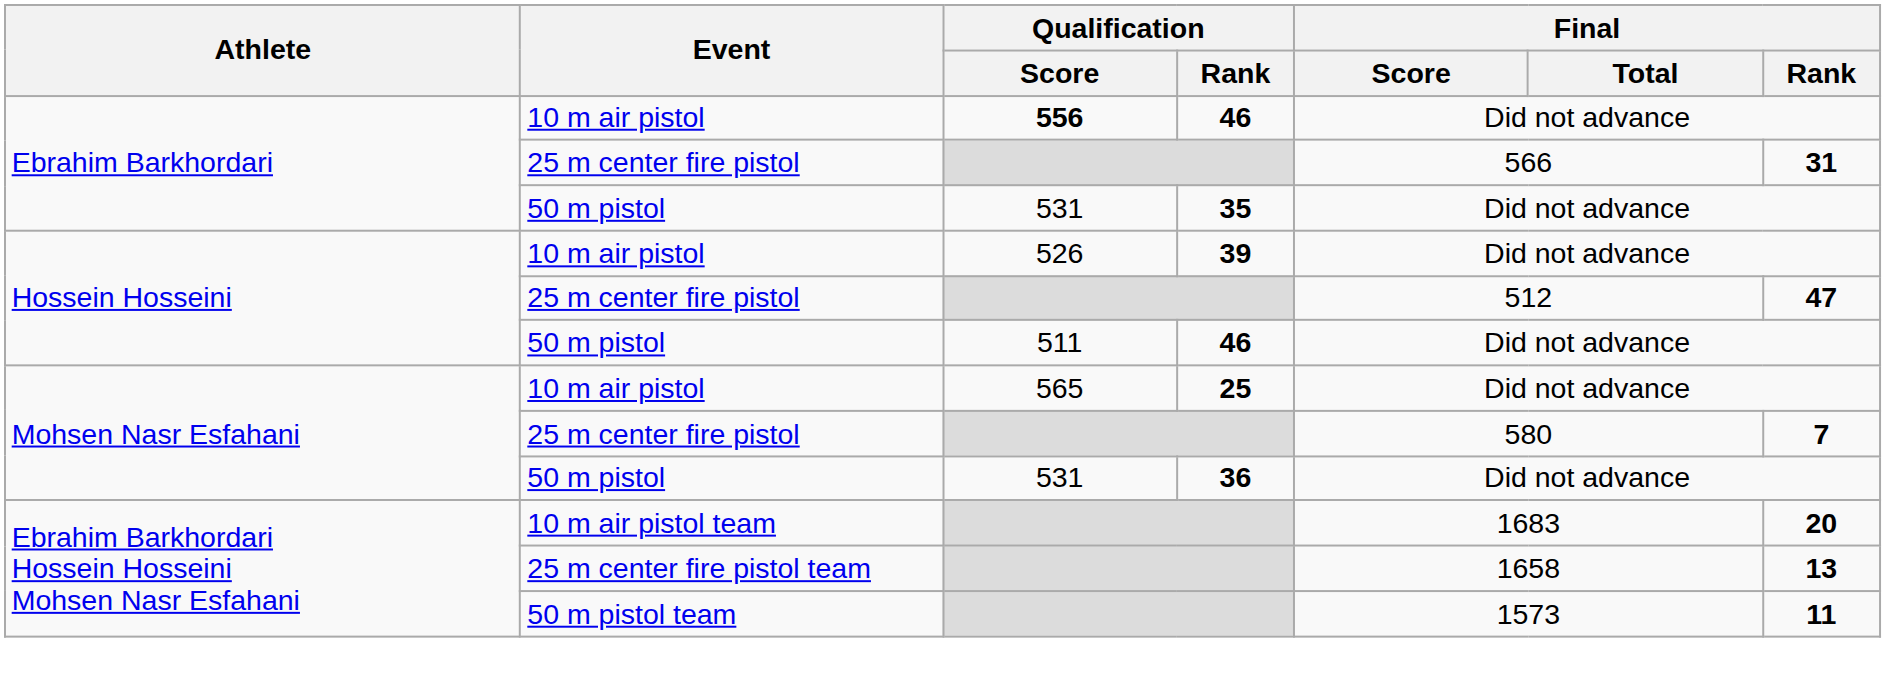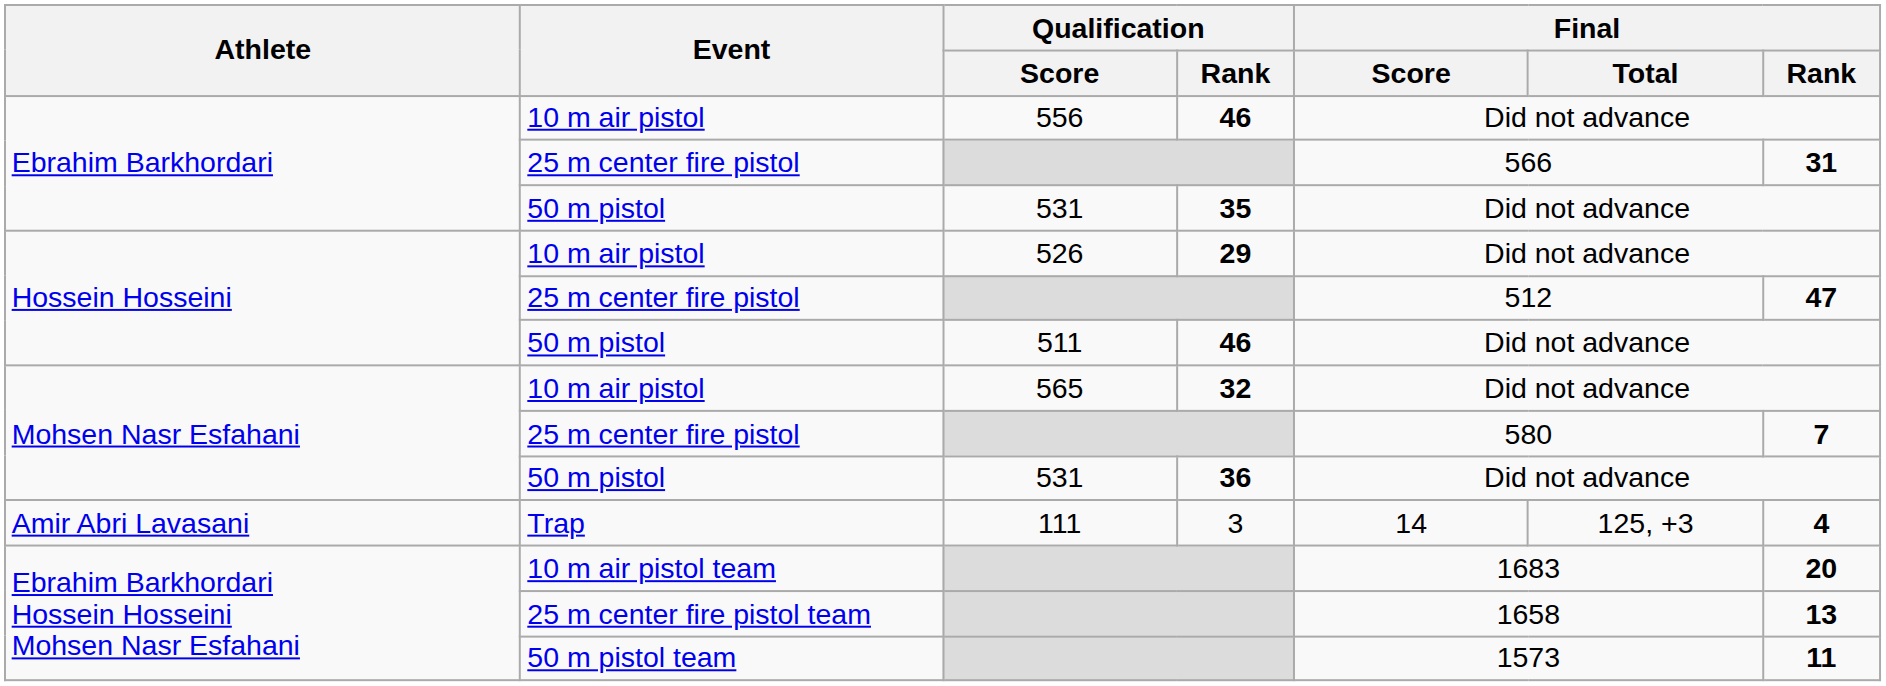(1060, 118) bold -> (1060, 118) normal
(1235, 253) 39 -> (1235, 253) 29
(1235, 388) 25 -> (1235, 388) 32
+ row: (130, 523)
